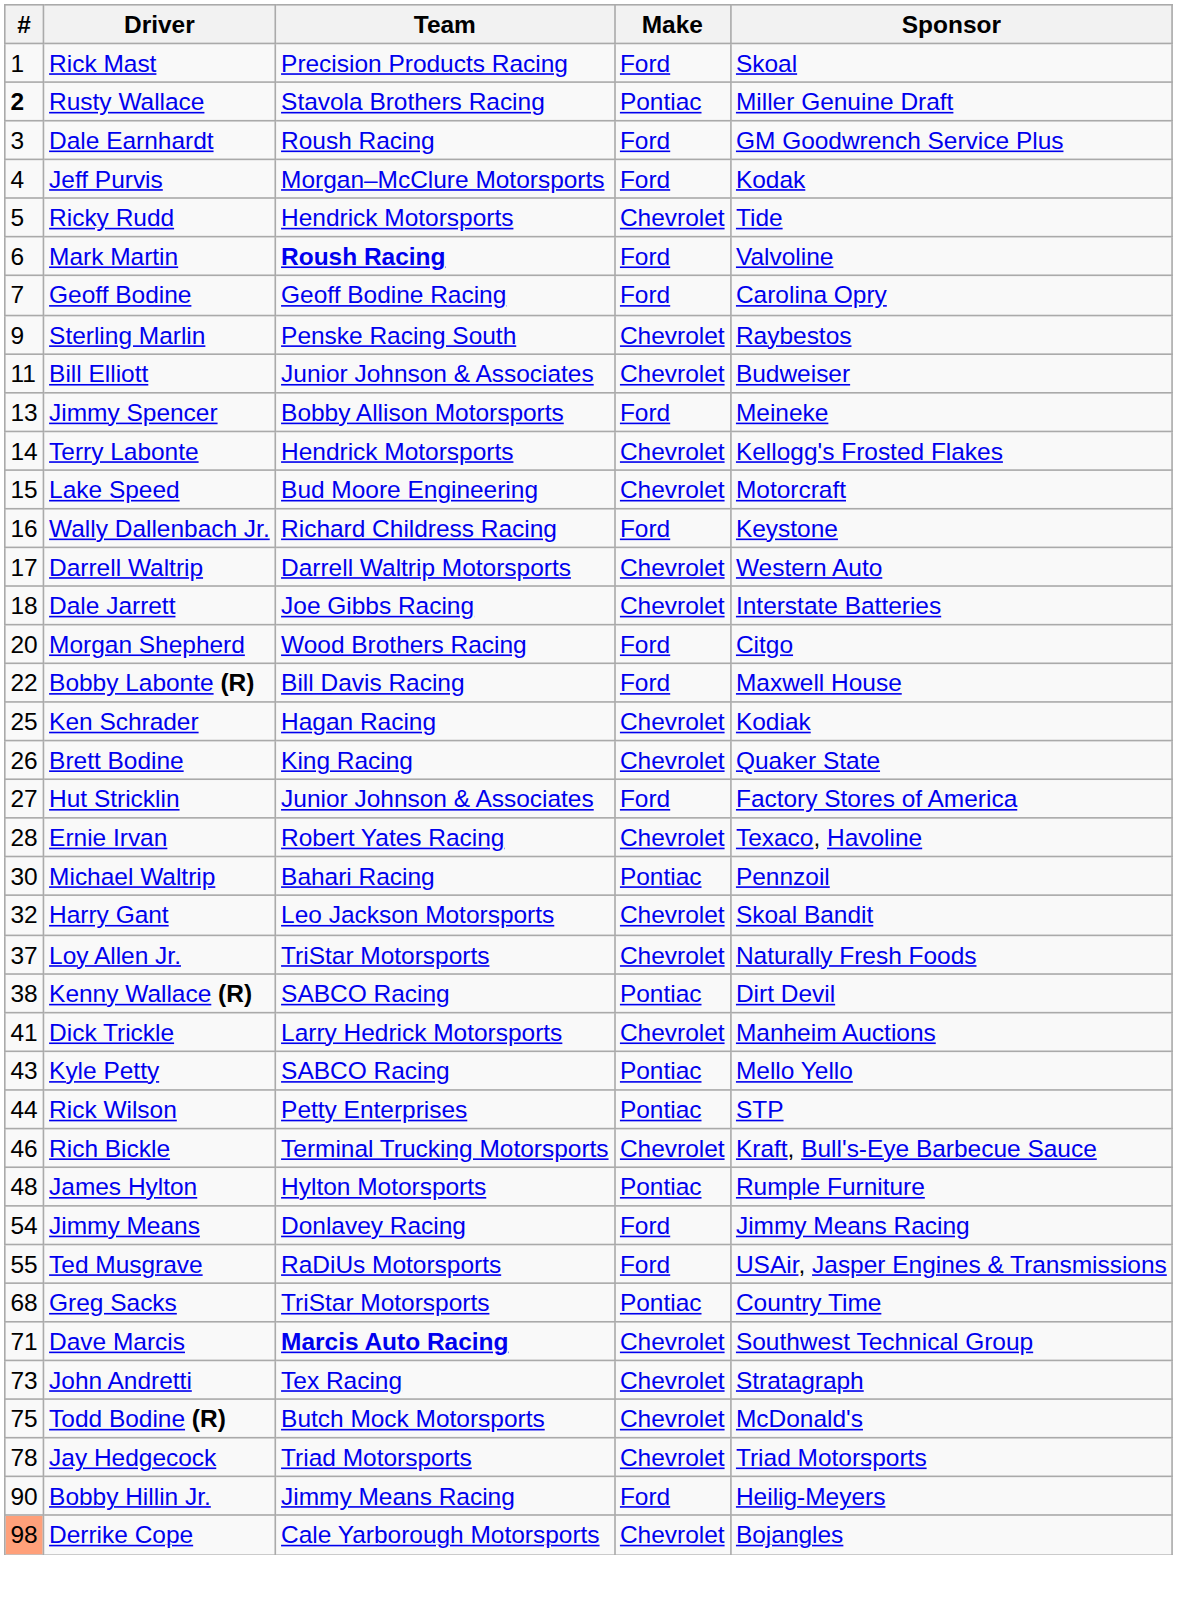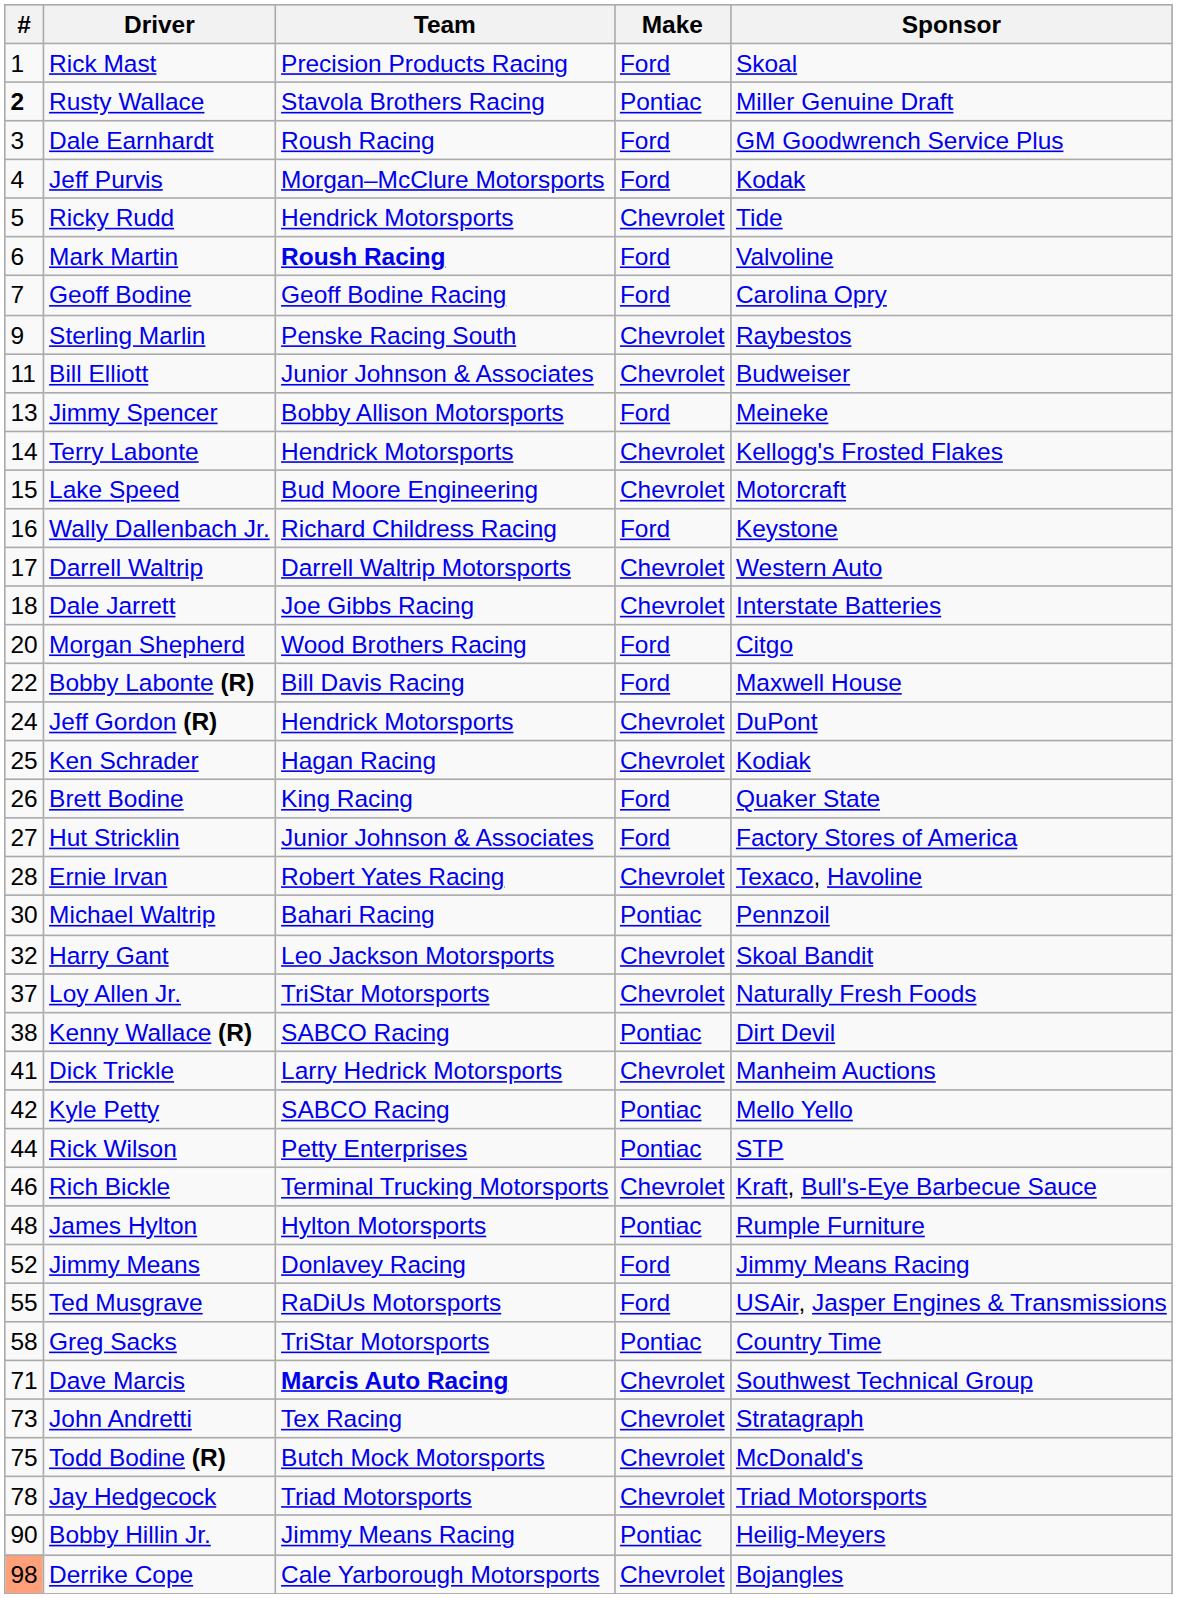+ row: (133, 722)
(672, 760) Chevrolet -> (645, 799) Ford
(24, 1070) 43 -> (24, 1109) 42
(24, 1225) 54 -> (24, 1264) 52
(24, 1303) 68 -> (24, 1342) 58
(645, 1497) Ford -> (661, 1535) Pontiac
